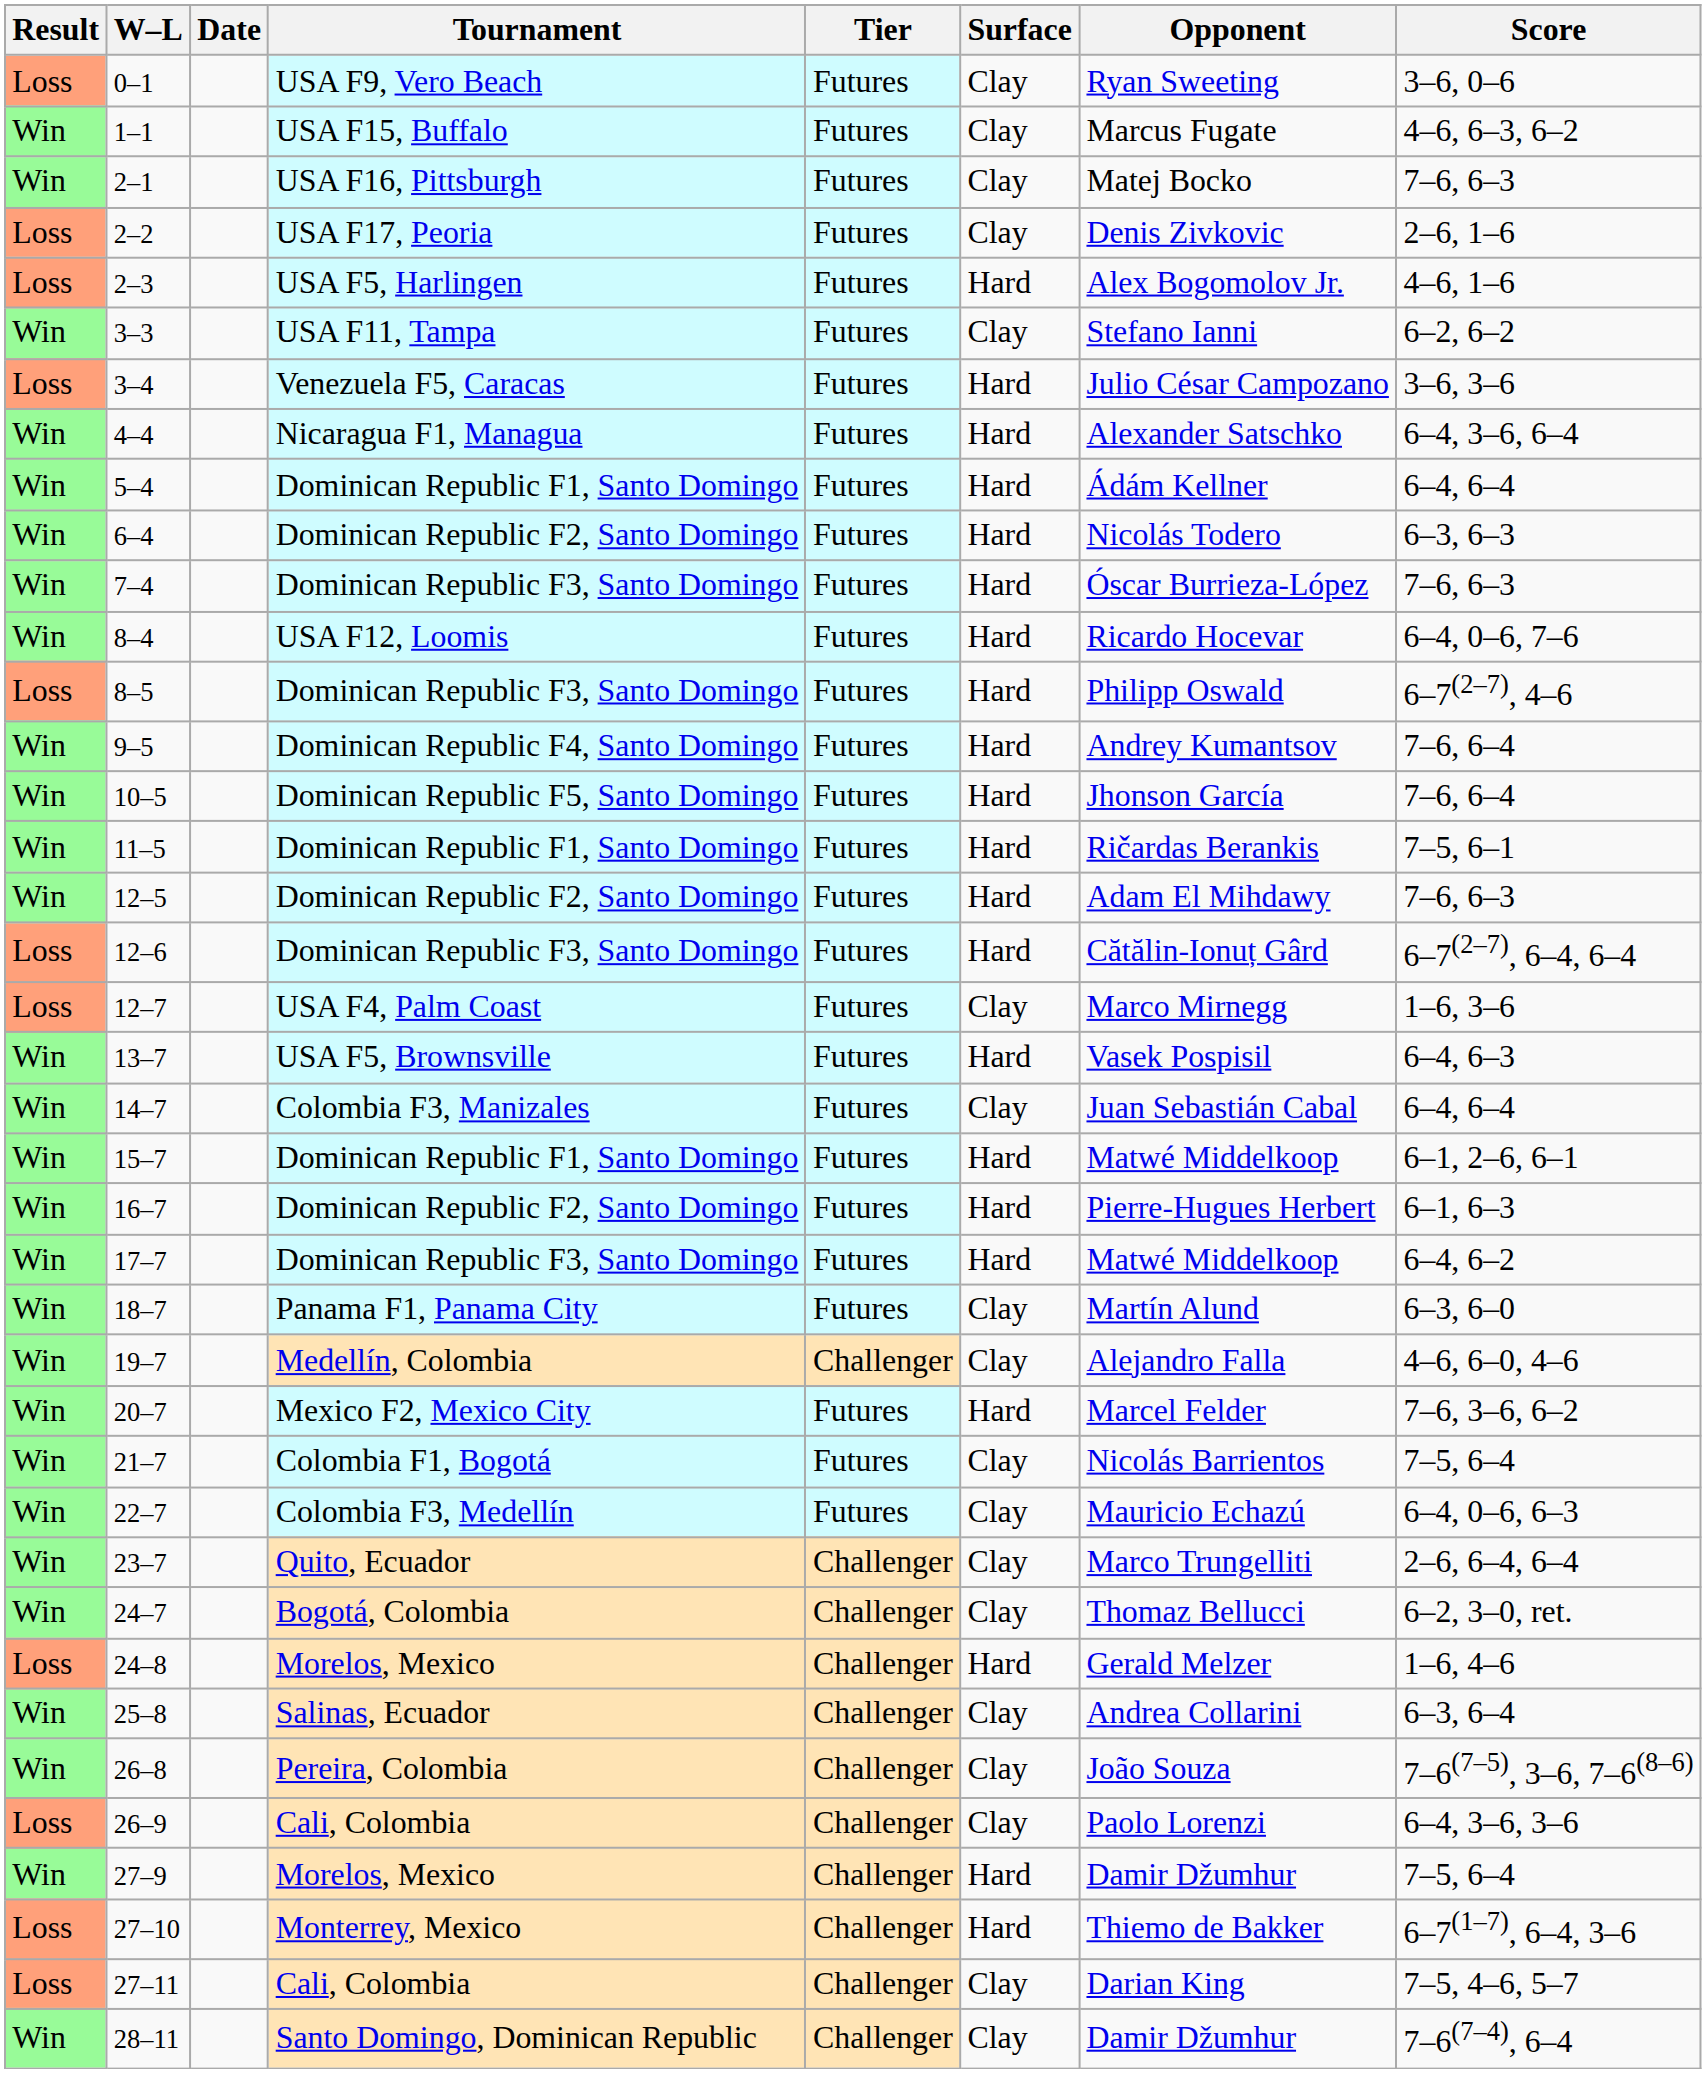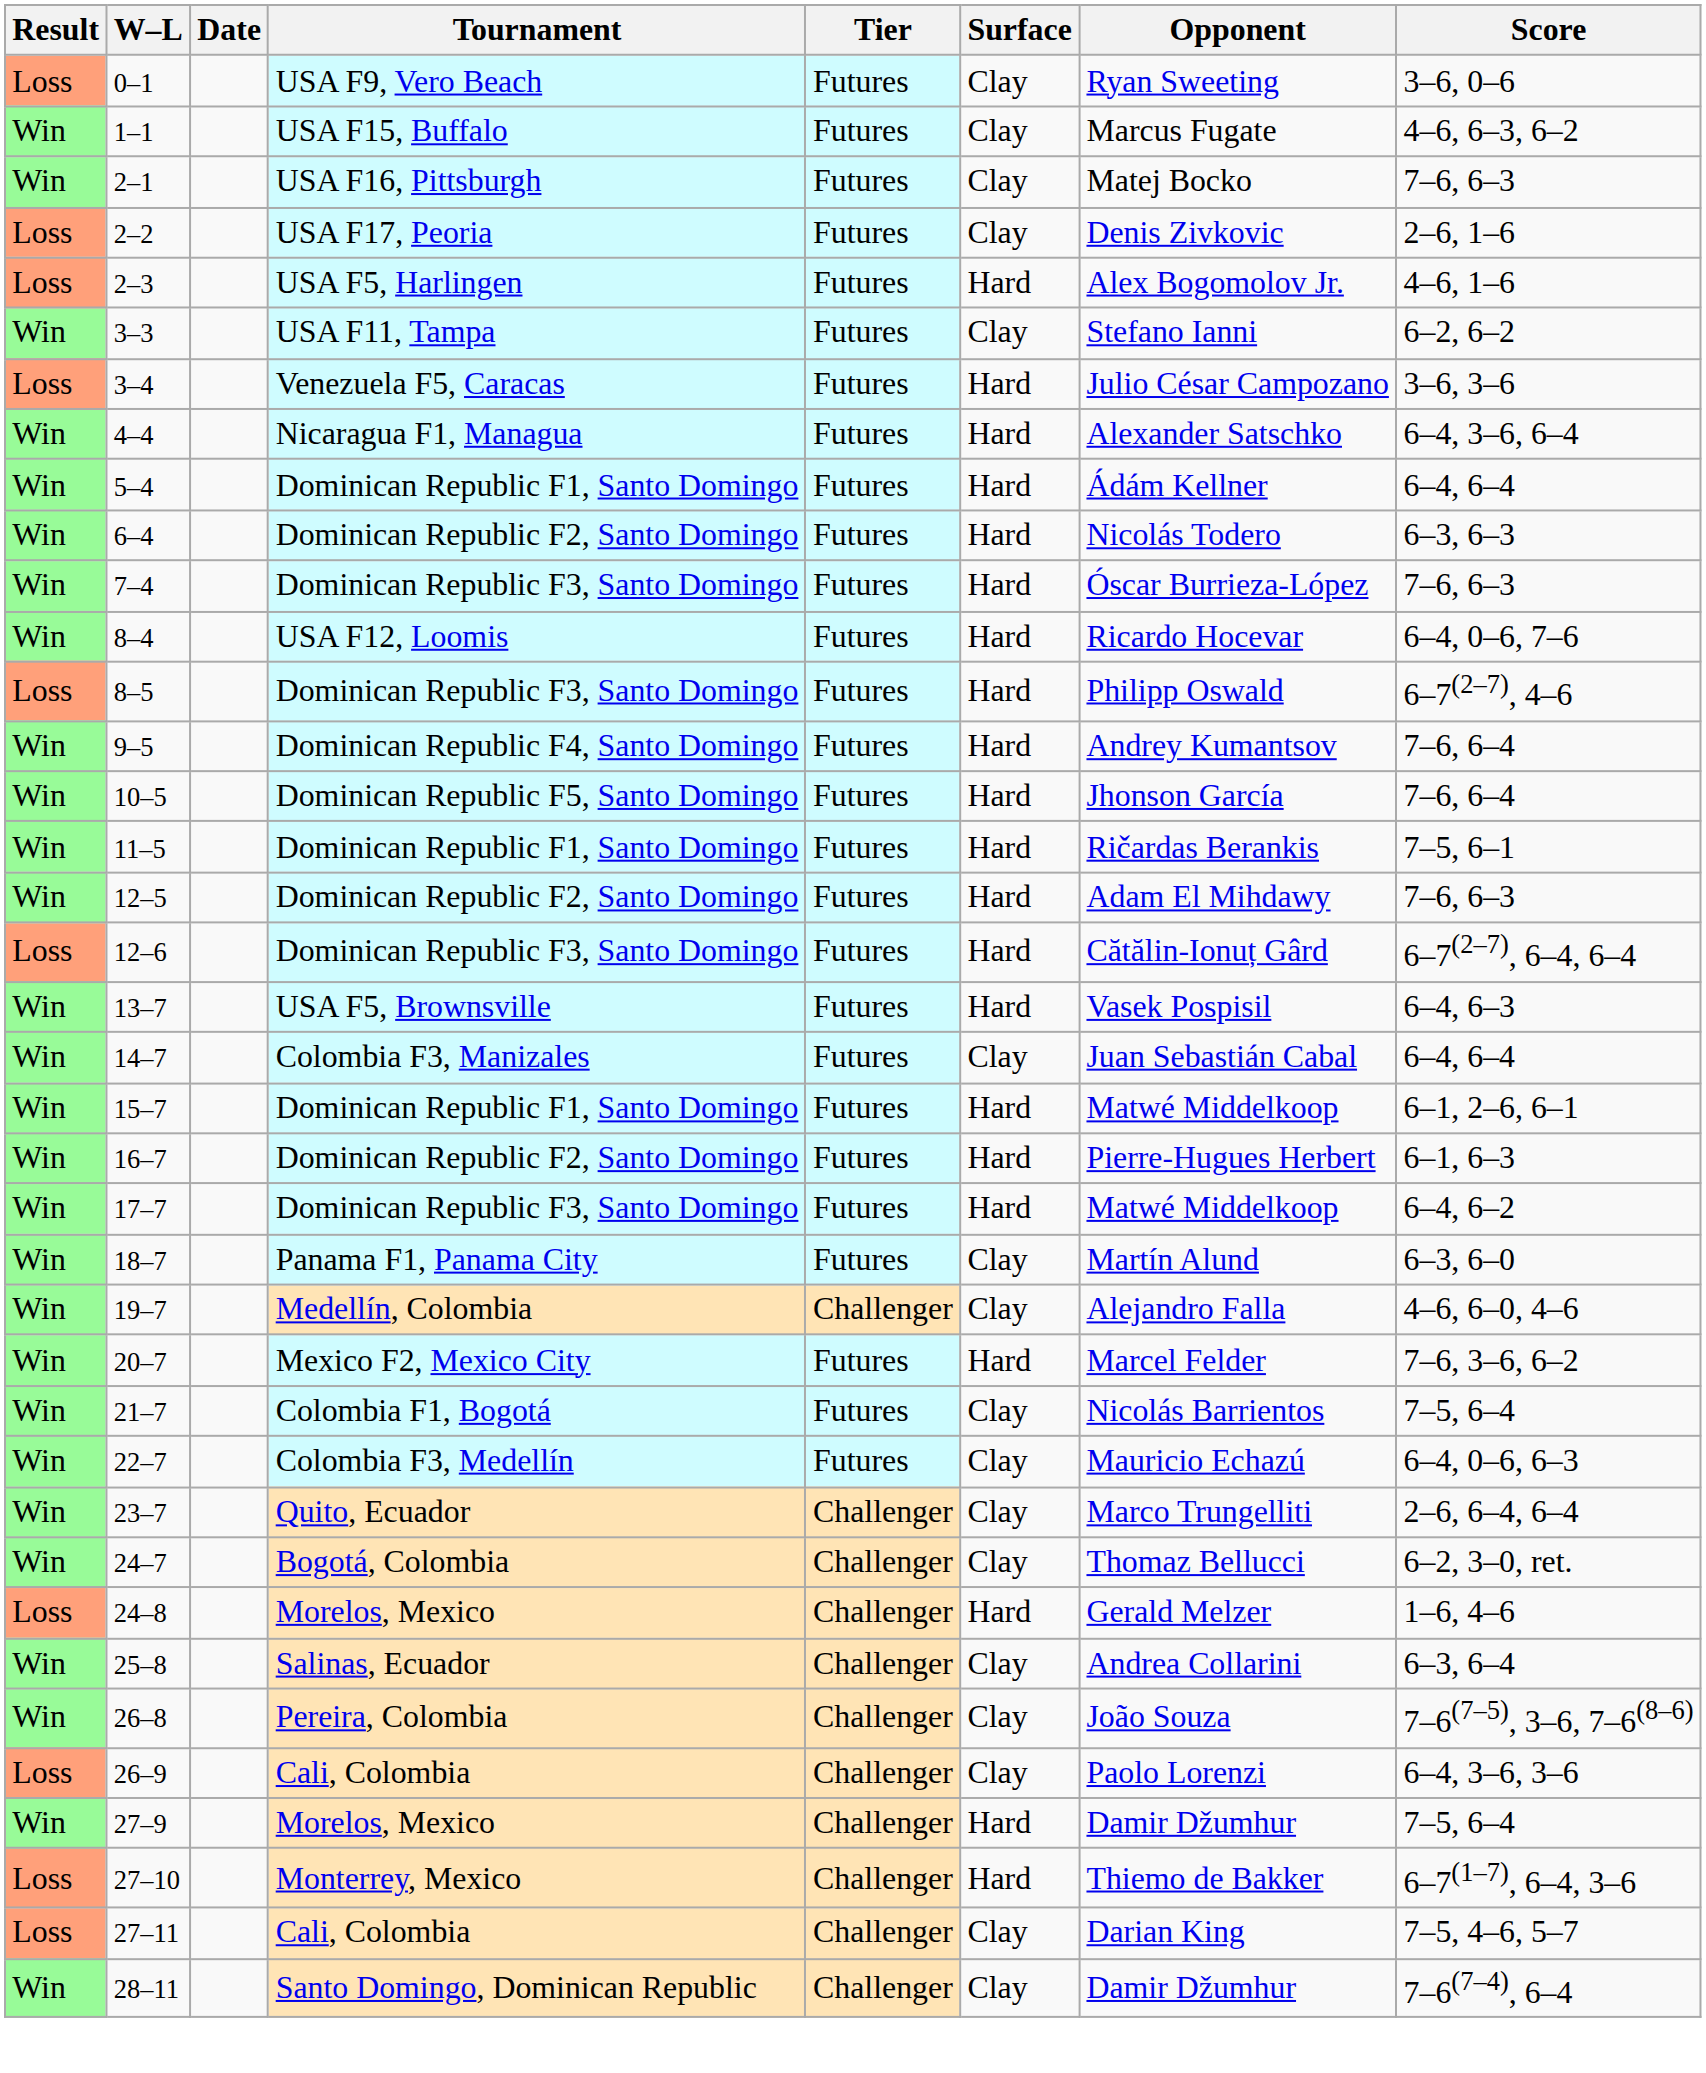- row: (140, 1008)
